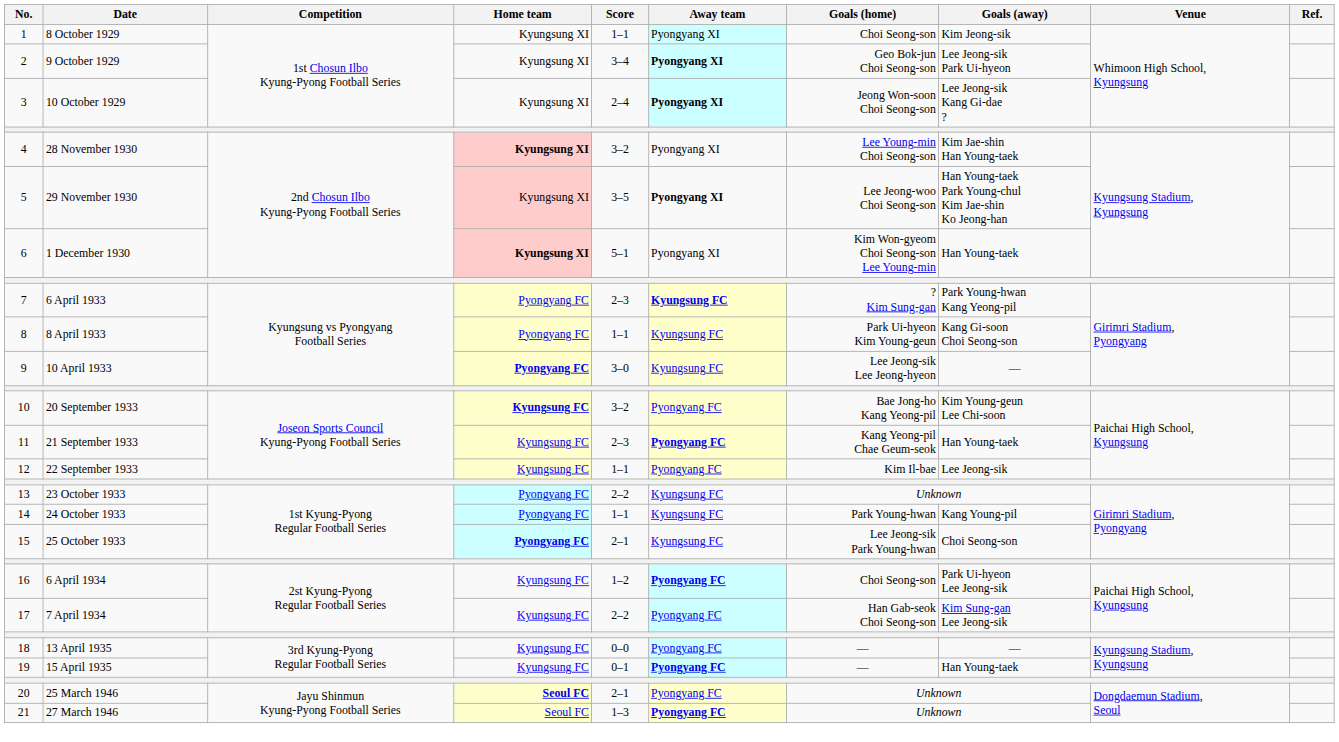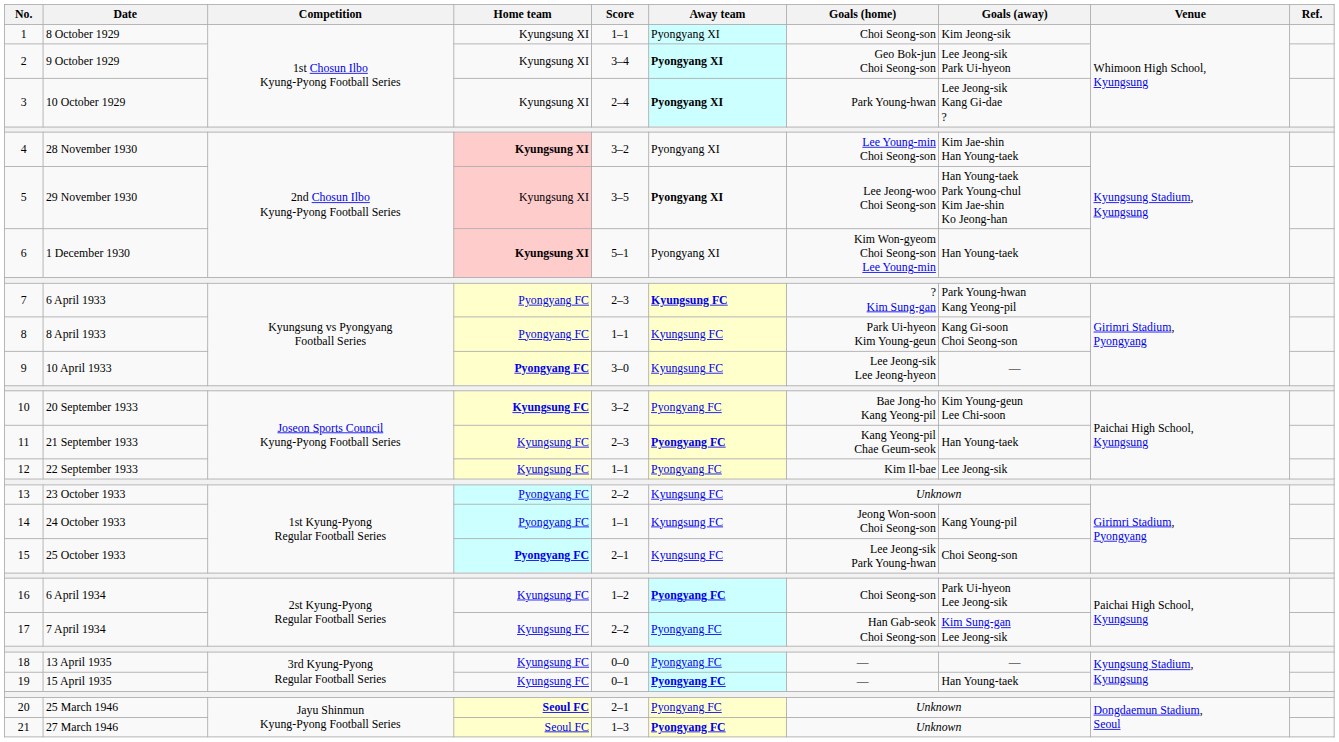(897, 102) Jeong Won-soon Choi Seong-son -> (894, 102) Park Young-hwan
(894, 514) Park Young-hwan -> (897, 521) Jeong Won-soon Choi Seong-son
